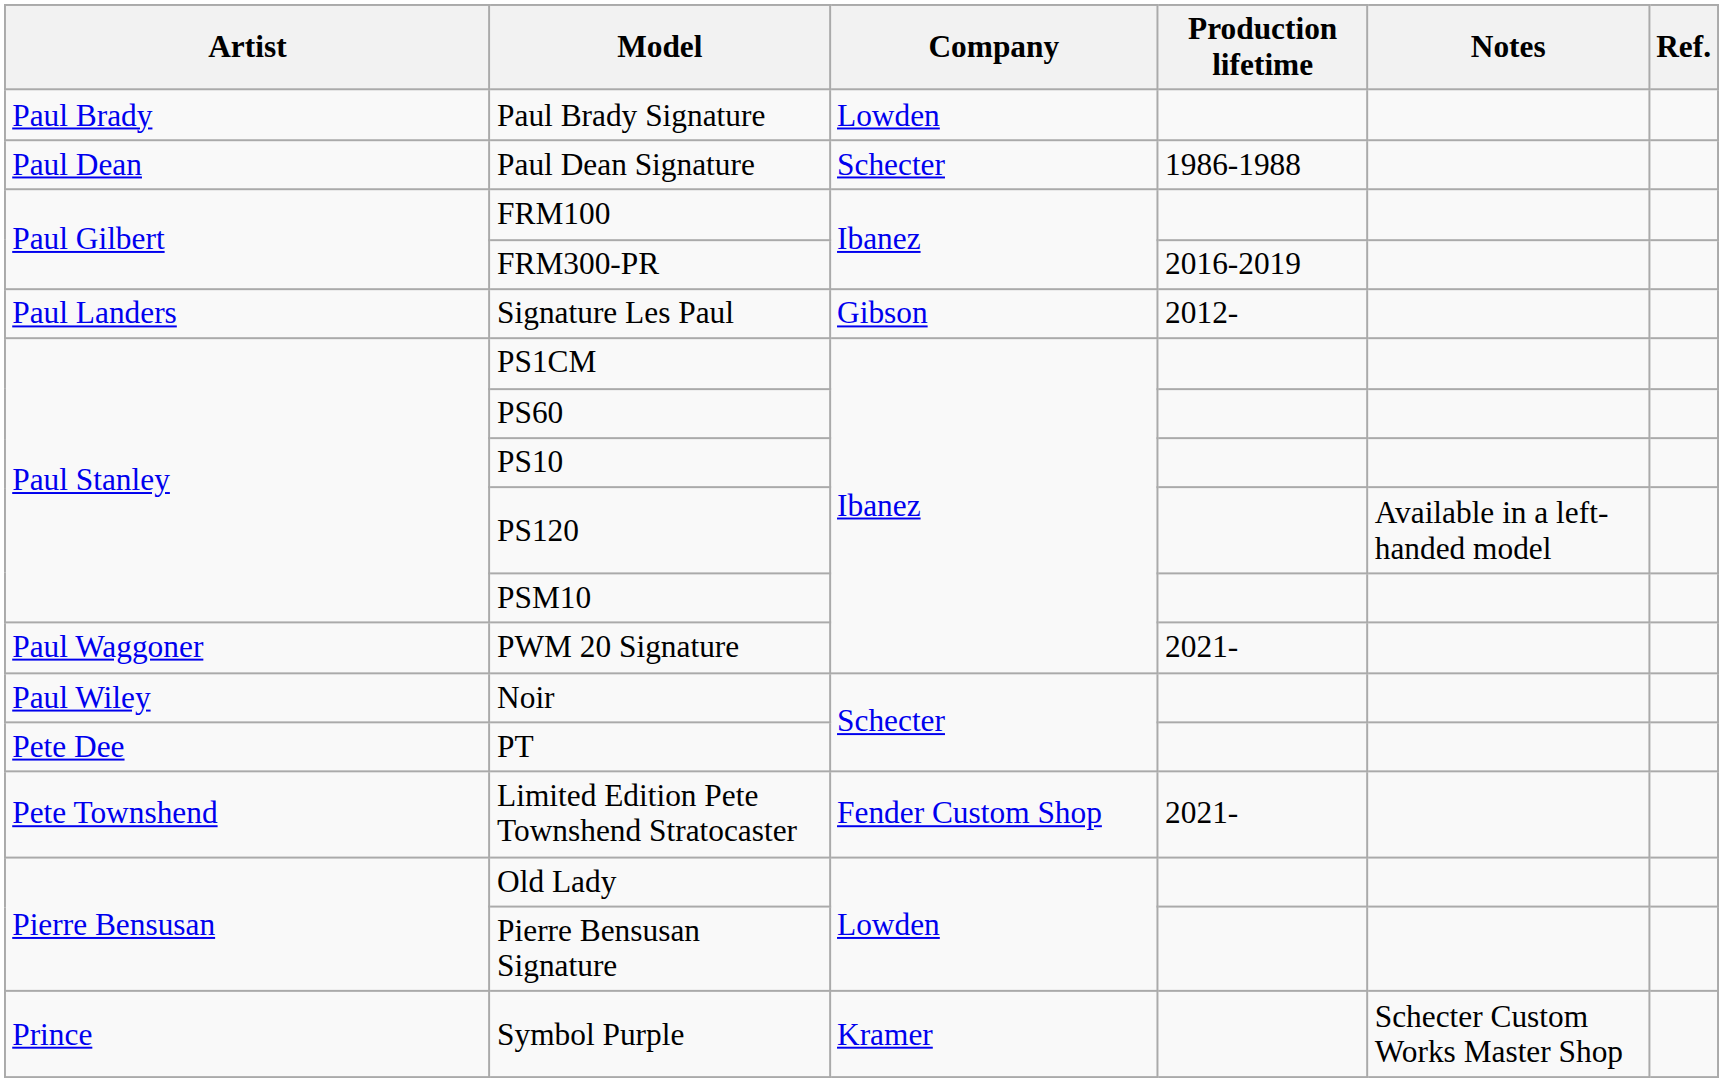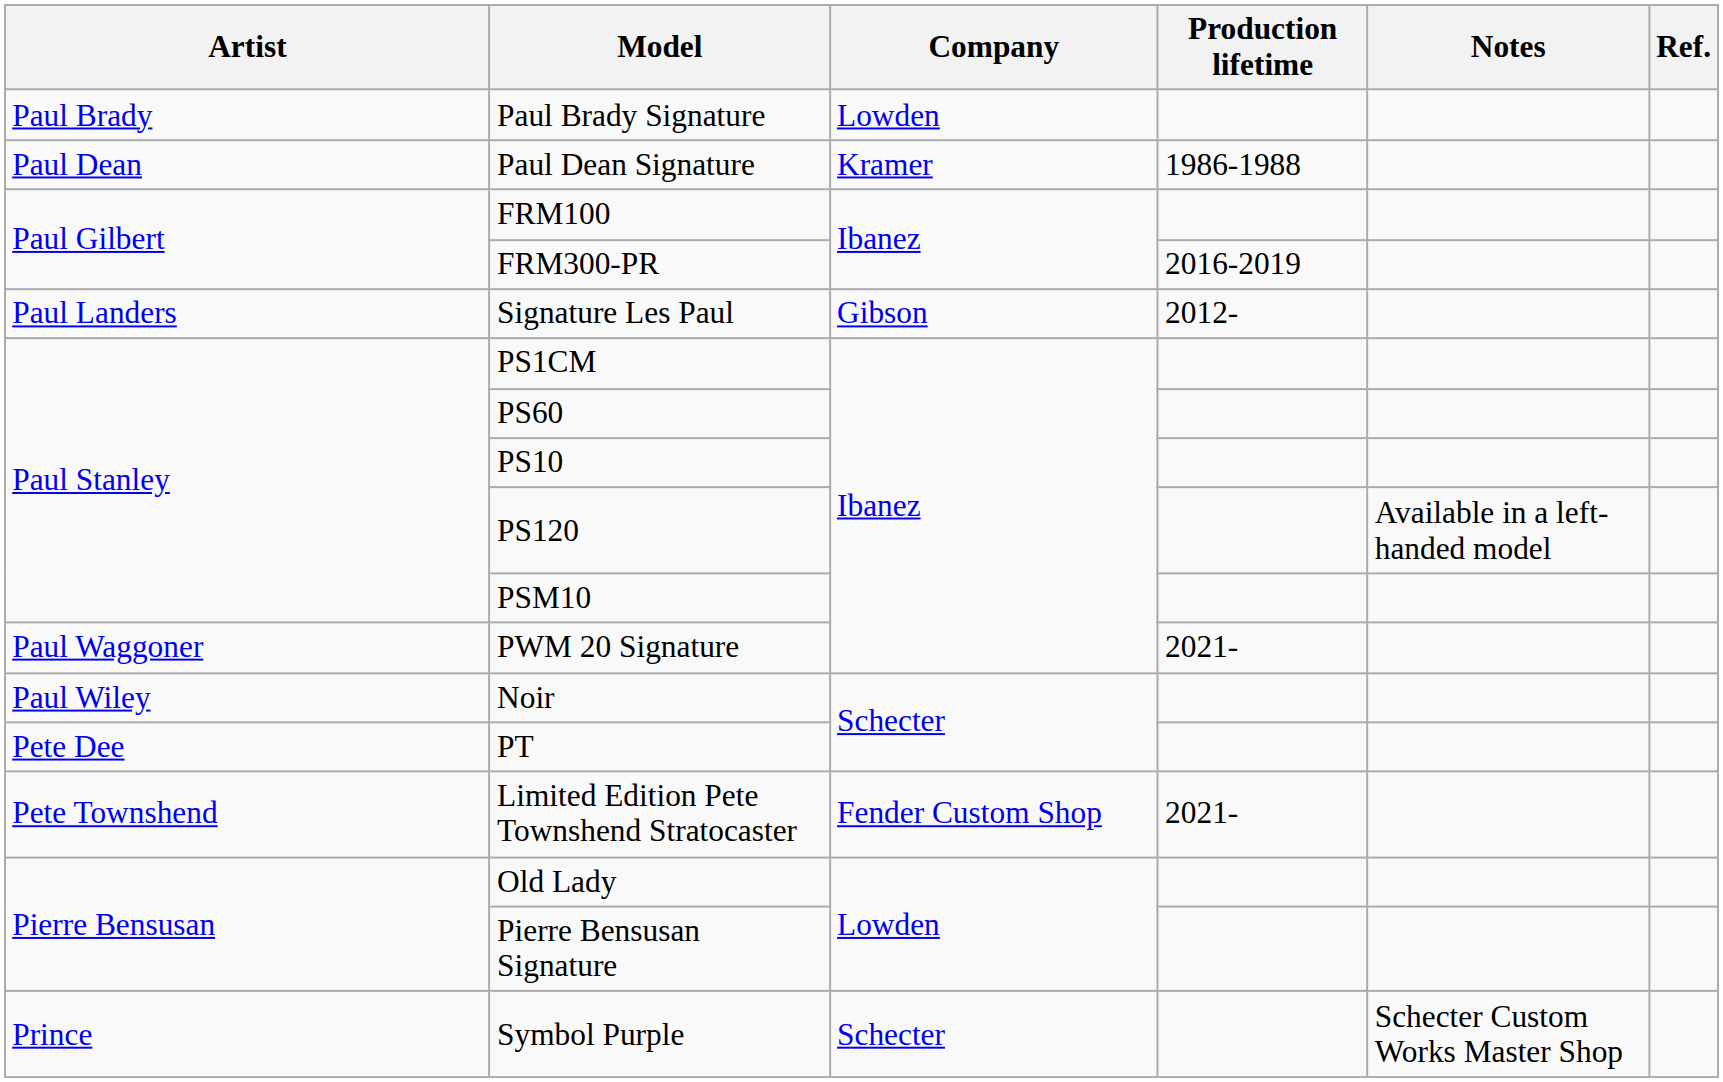(891, 164) Schecter -> (885, 164) Kramer
(885, 1033) Kramer -> (891, 1033) Schecter
